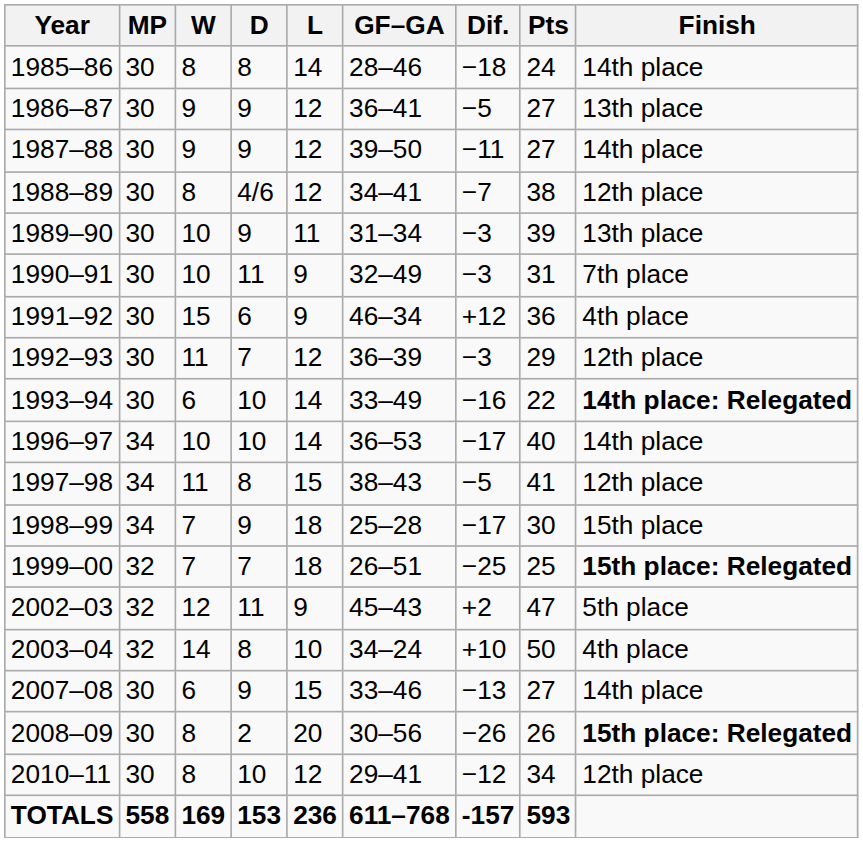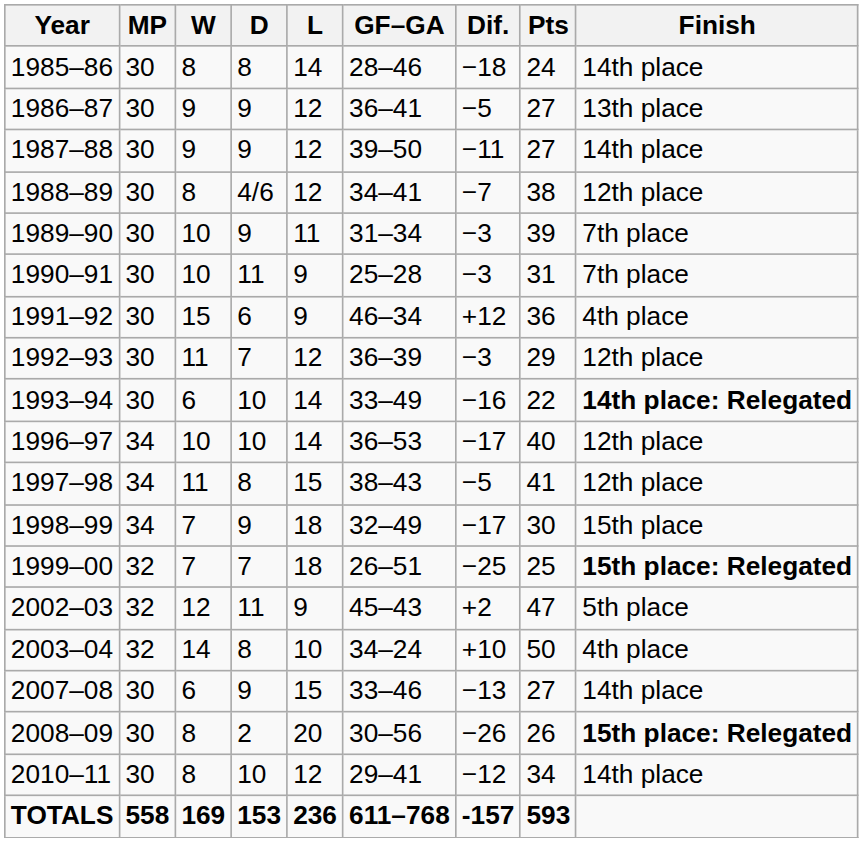(643, 233) 13th place -> (636, 233) 7th place
(386, 274) 32–49 -> (386, 274) 25–28
(643, 441) 14th place -> (643, 441) 12th place
(386, 524) 25–28 -> (386, 524) 32–49
(643, 774) 12th place -> (643, 774) 14th place
